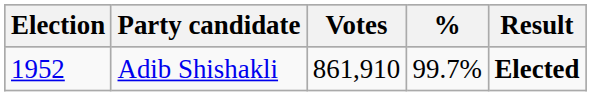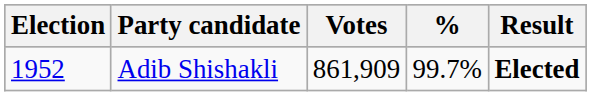(356, 68) 861,910 -> (356, 68) 861,909
